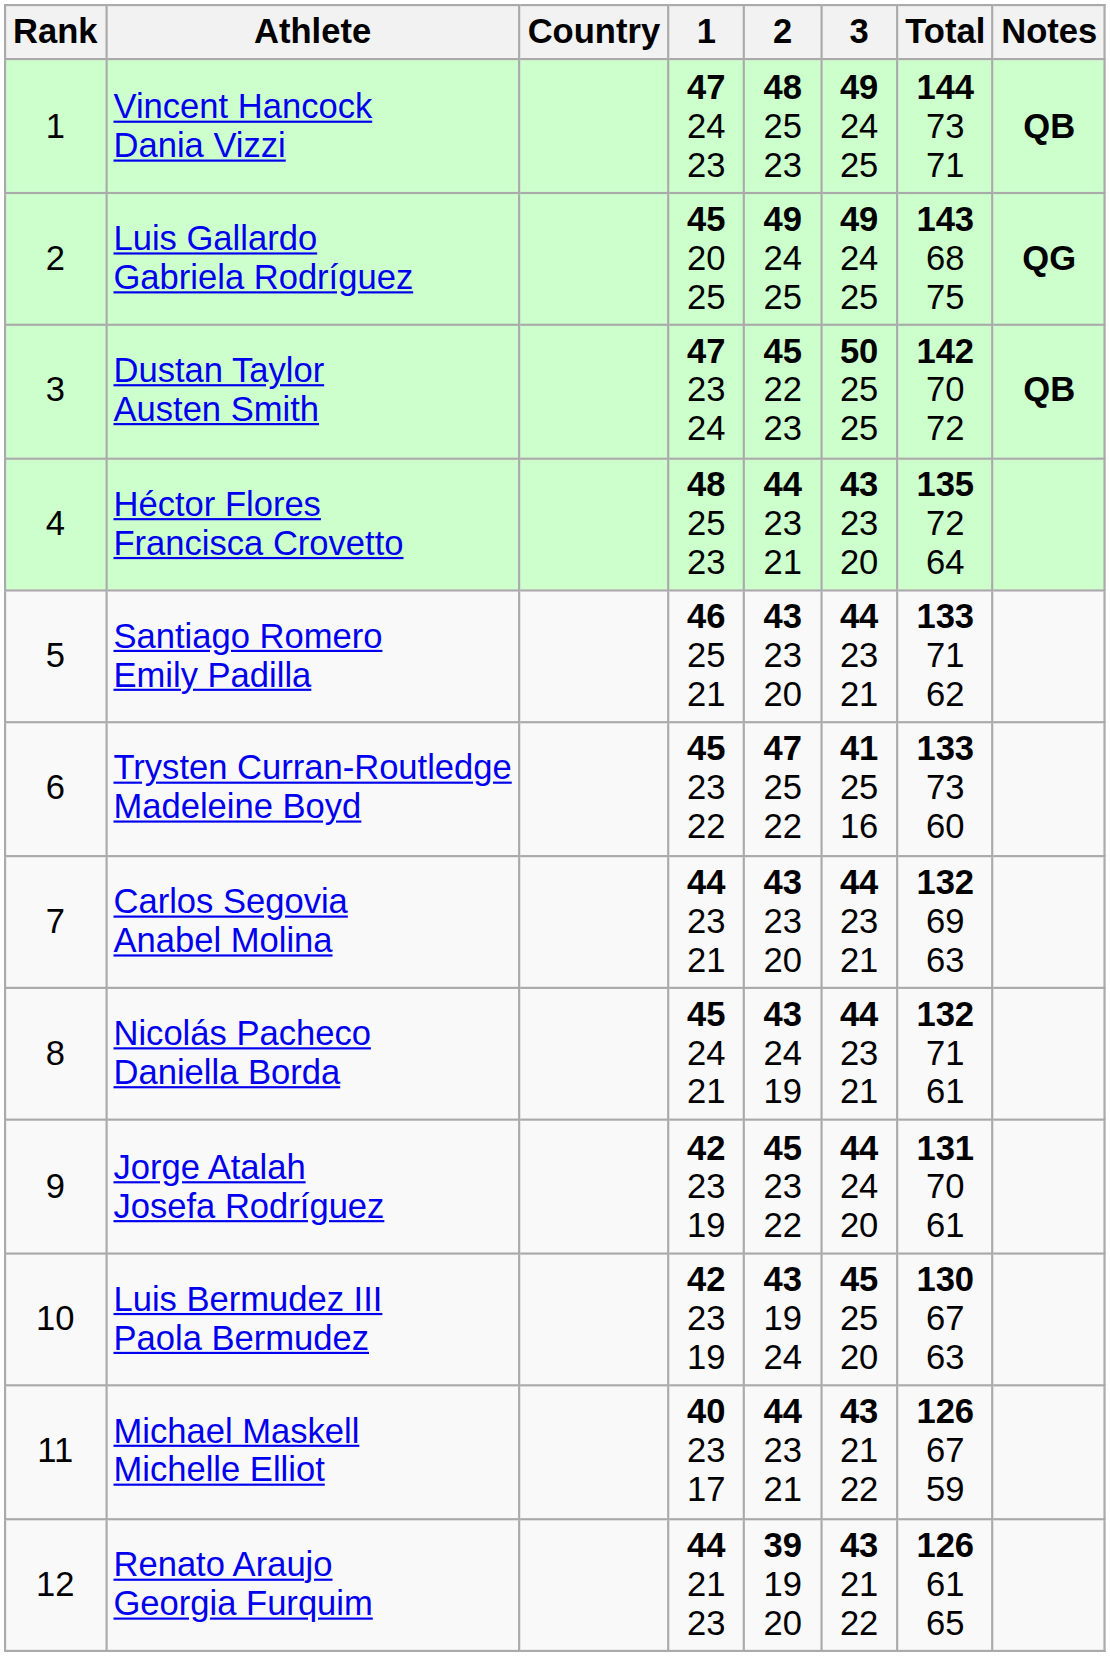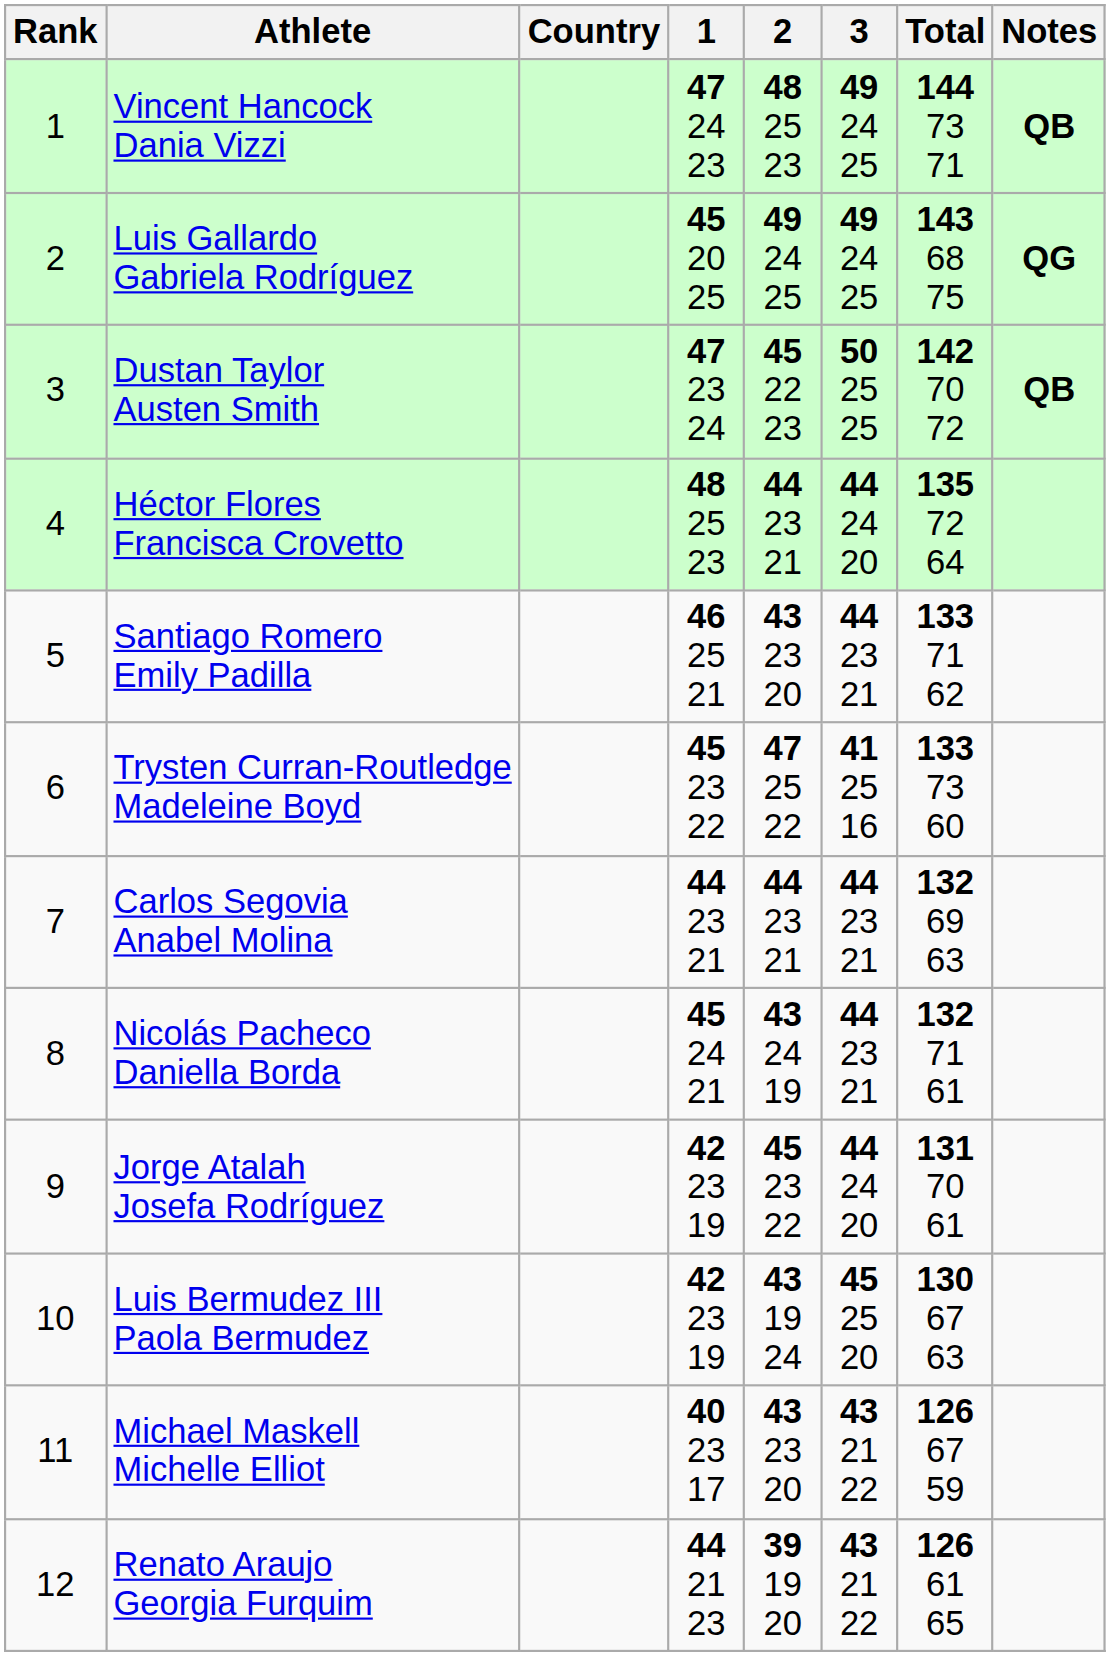(859, 523) 43 23 20 -> (859, 523) 44 24 20
(783, 921) 43 23 20 -> (783, 921) 44 23 21
(783, 1451) 44 23 21 -> (783, 1451) 43 23 20
